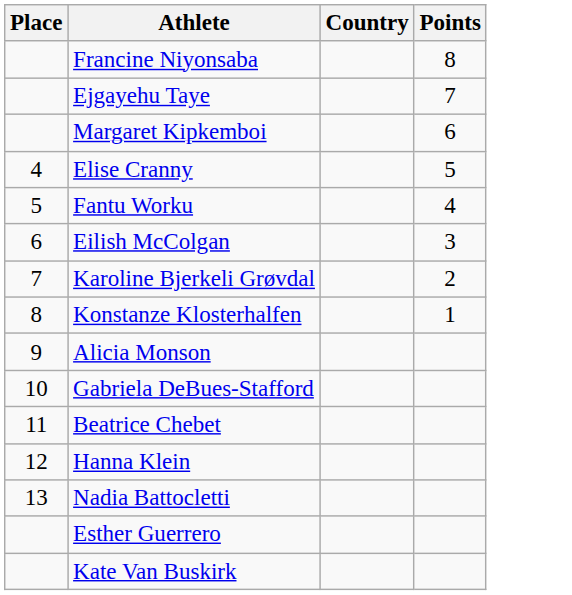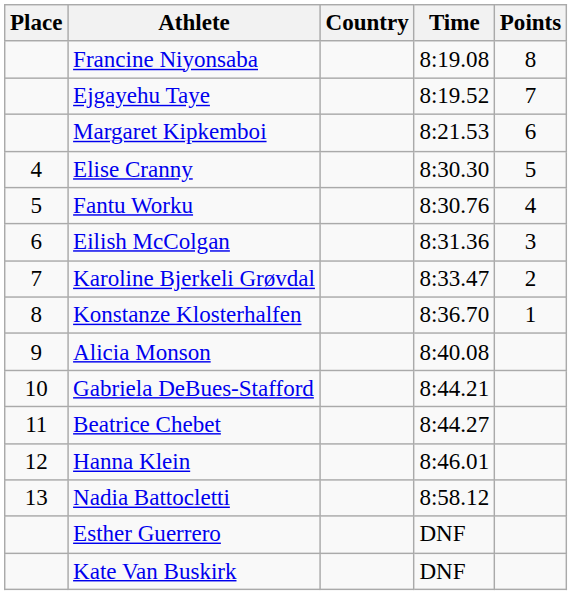+ column: (454, 22)
